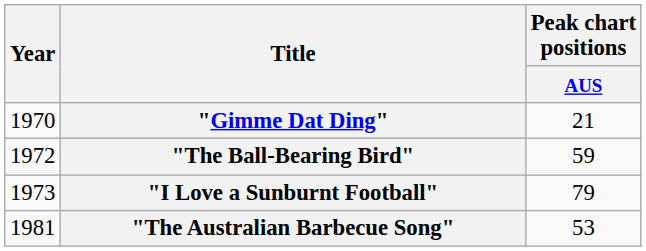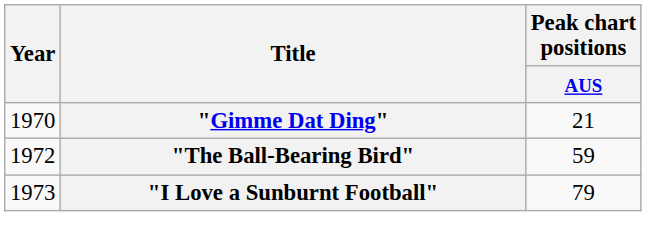- row: (293, 228)
